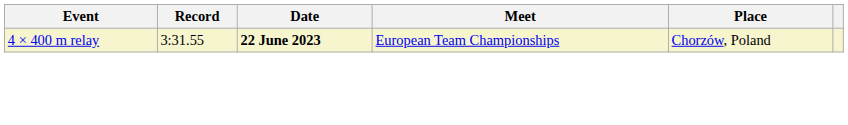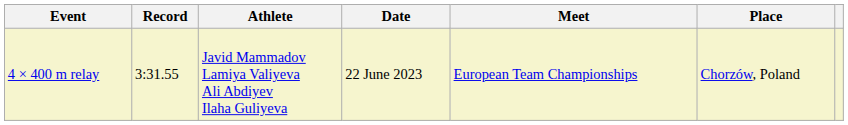+ column: (270, 16)
(281, 40) bold -> (384, 74) normal
